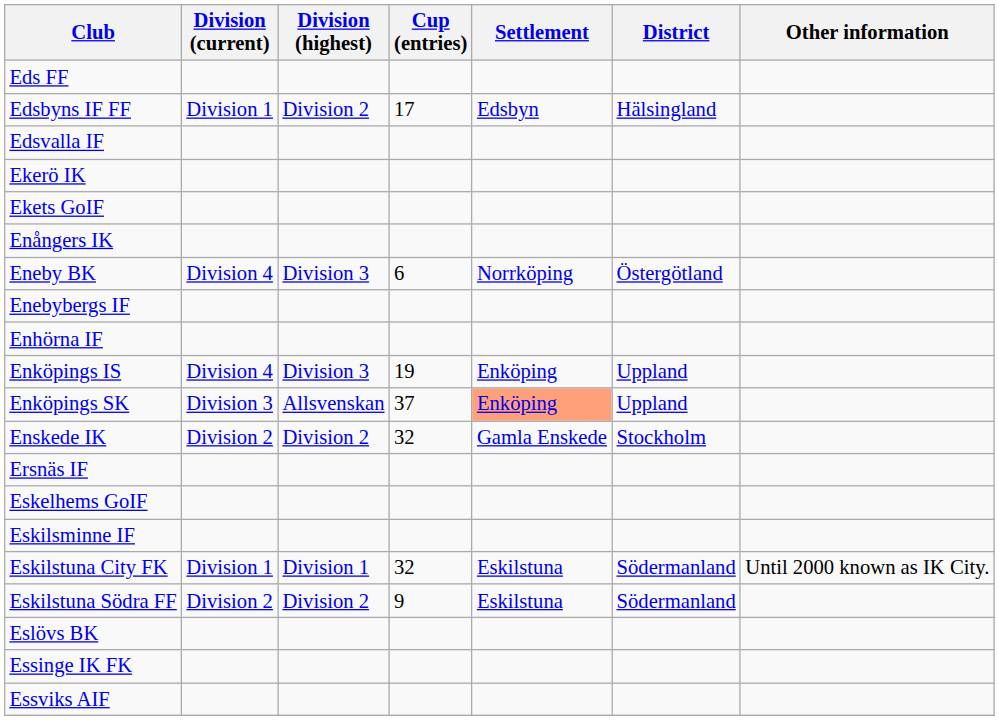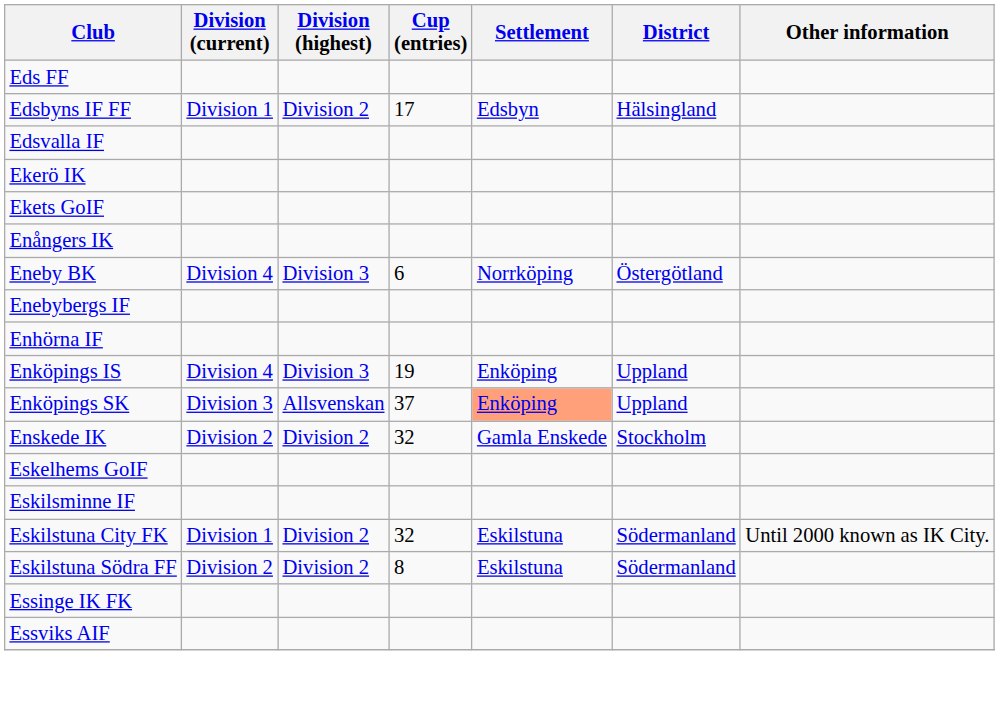- row: (49, 469)
(326, 567) Division 1 -> (326, 535) Division 2
(399, 600) 9 -> (399, 567) 8
- row: (54, 633)
